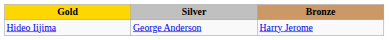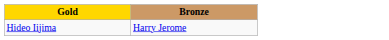- column: (194, 12)
